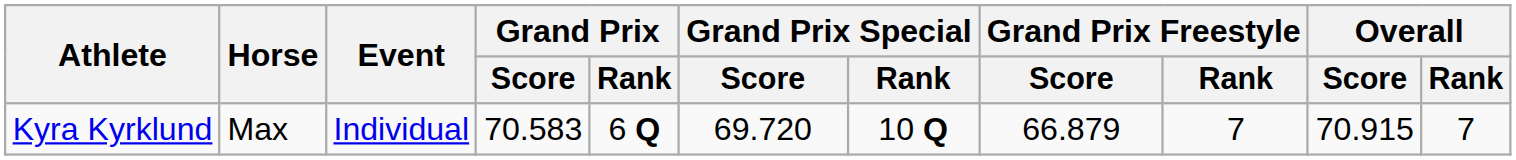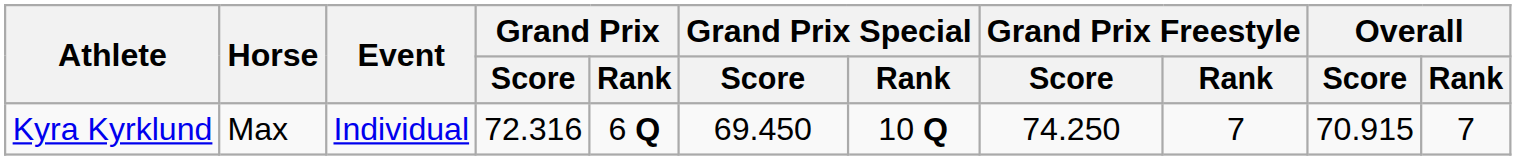(533, 129) 70.583 -> (533, 129) 72.316
(763, 129) 69.720 -> (763, 129) 69.450
(1071, 129) 66.879 -> (1071, 129) 74.250
